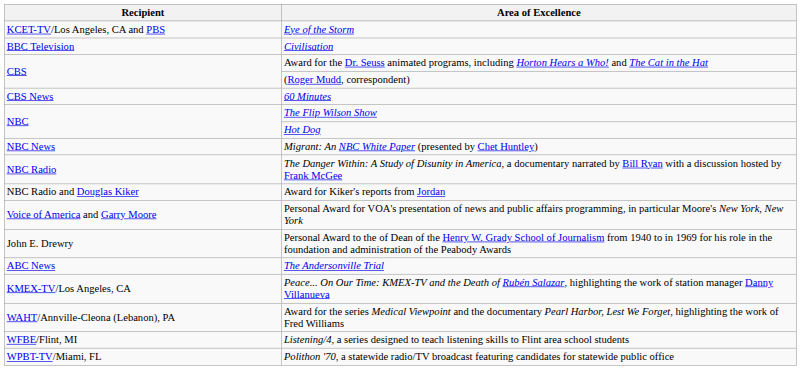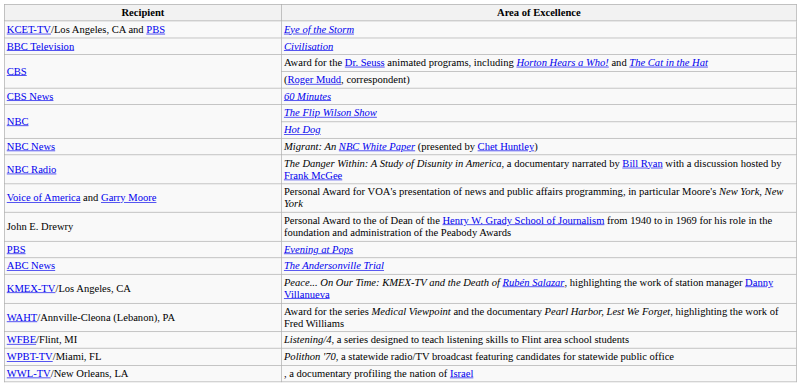- row: (365, 192)
+ row: (319, 249)
+ row: (379, 373)
